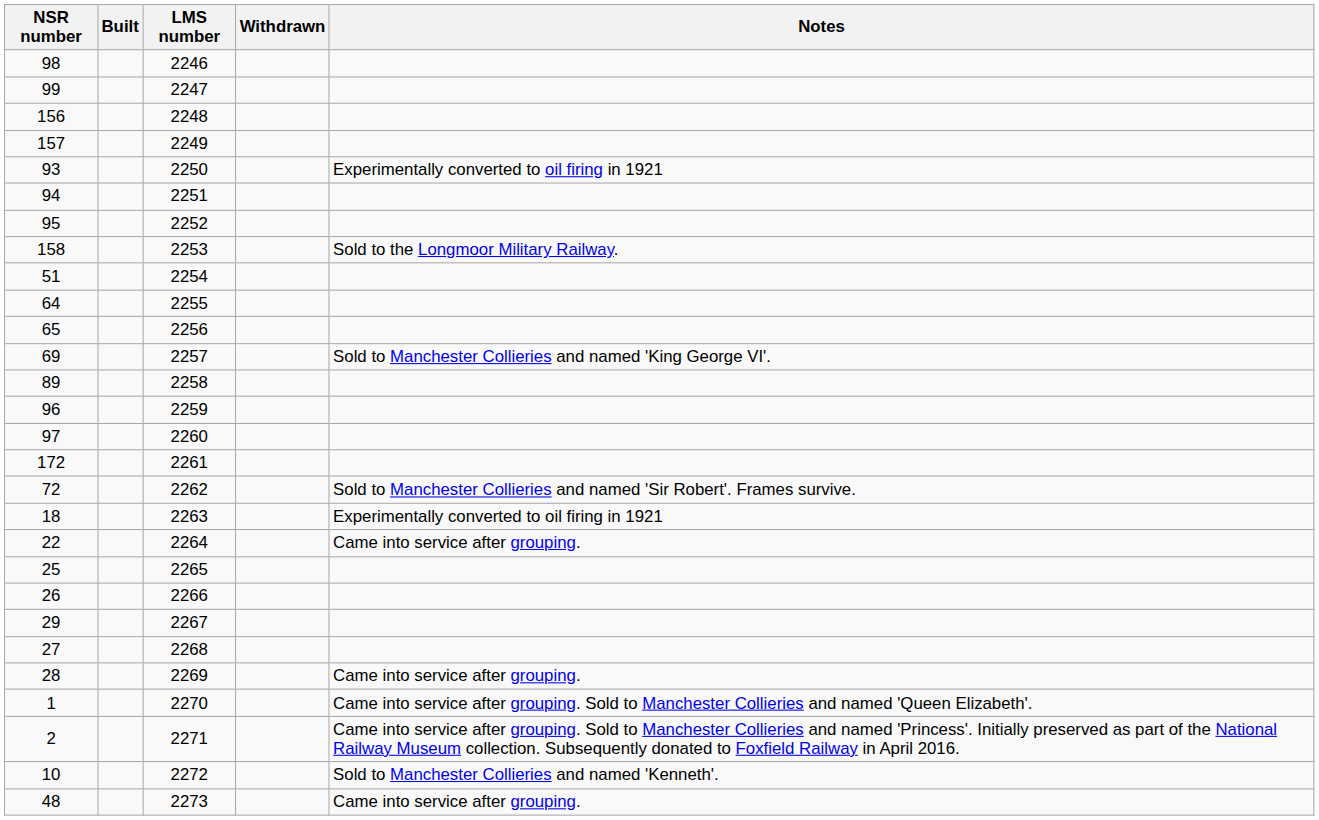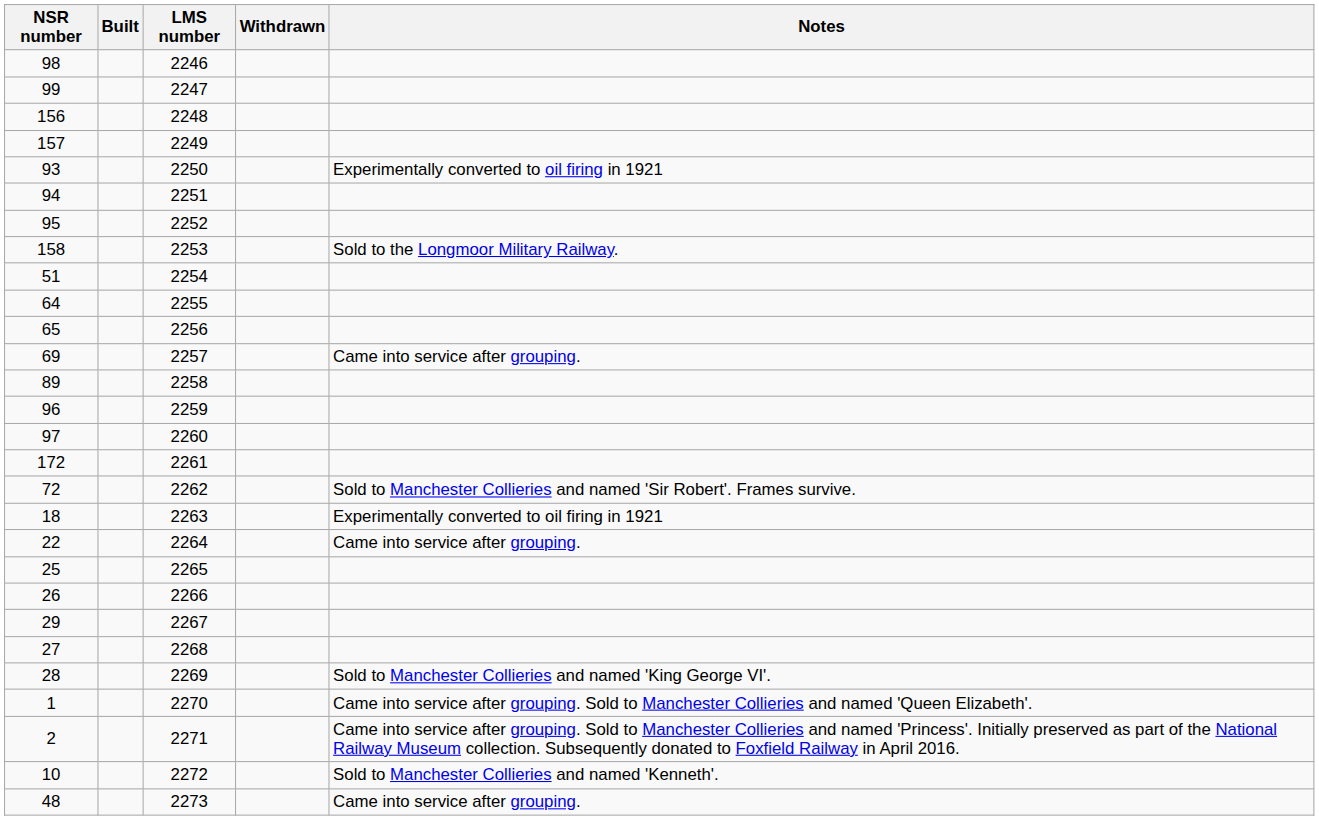(552, 356) Sold to Manchester Collieries and named 'King George VI'. -> (457, 356) Came into service after grouping.
(457, 676) Came into service after grouping. -> (552, 676) Sold to Manchester Collieries and named 'King George VI'.
